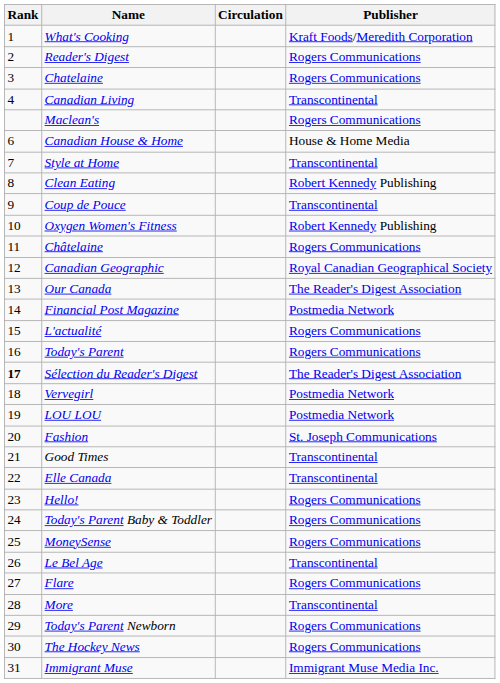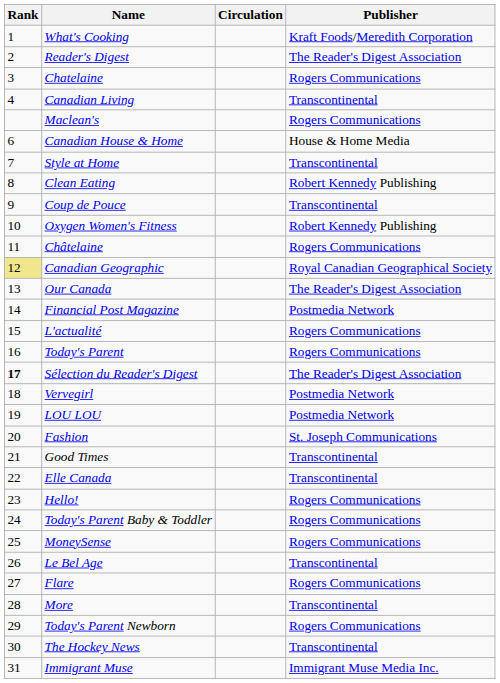(355, 57) Rogers Communications -> (375, 57) The Reader's Digest Association
(14, 267) no background -> (14, 267) khaki background
(355, 646) Rogers Communications -> (333, 646) Transcontinental
